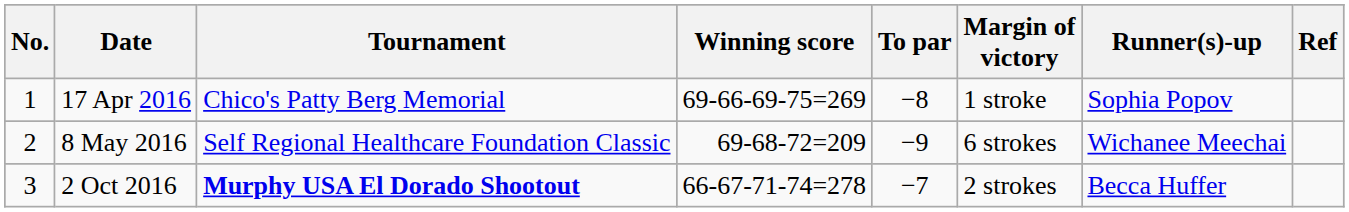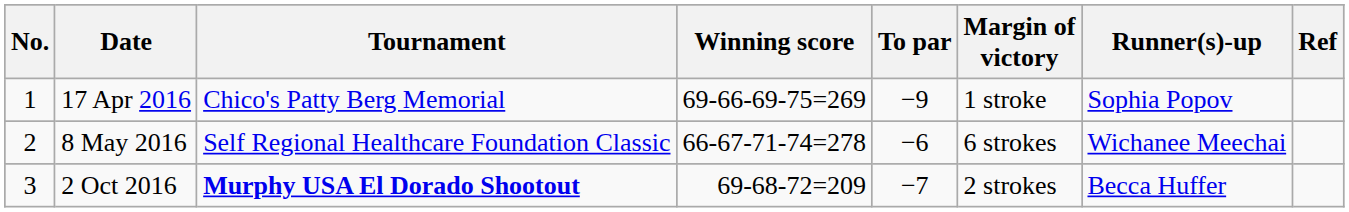(915, 99) −8 -> (915, 99) −9
(792, 142) 69-68-72=209 -> (774, 142) 66-67-71-74=278
(915, 142) −9 -> (915, 142) −6
(774, 185) 66-67-71-74=278 -> (792, 185) 69-68-72=209
